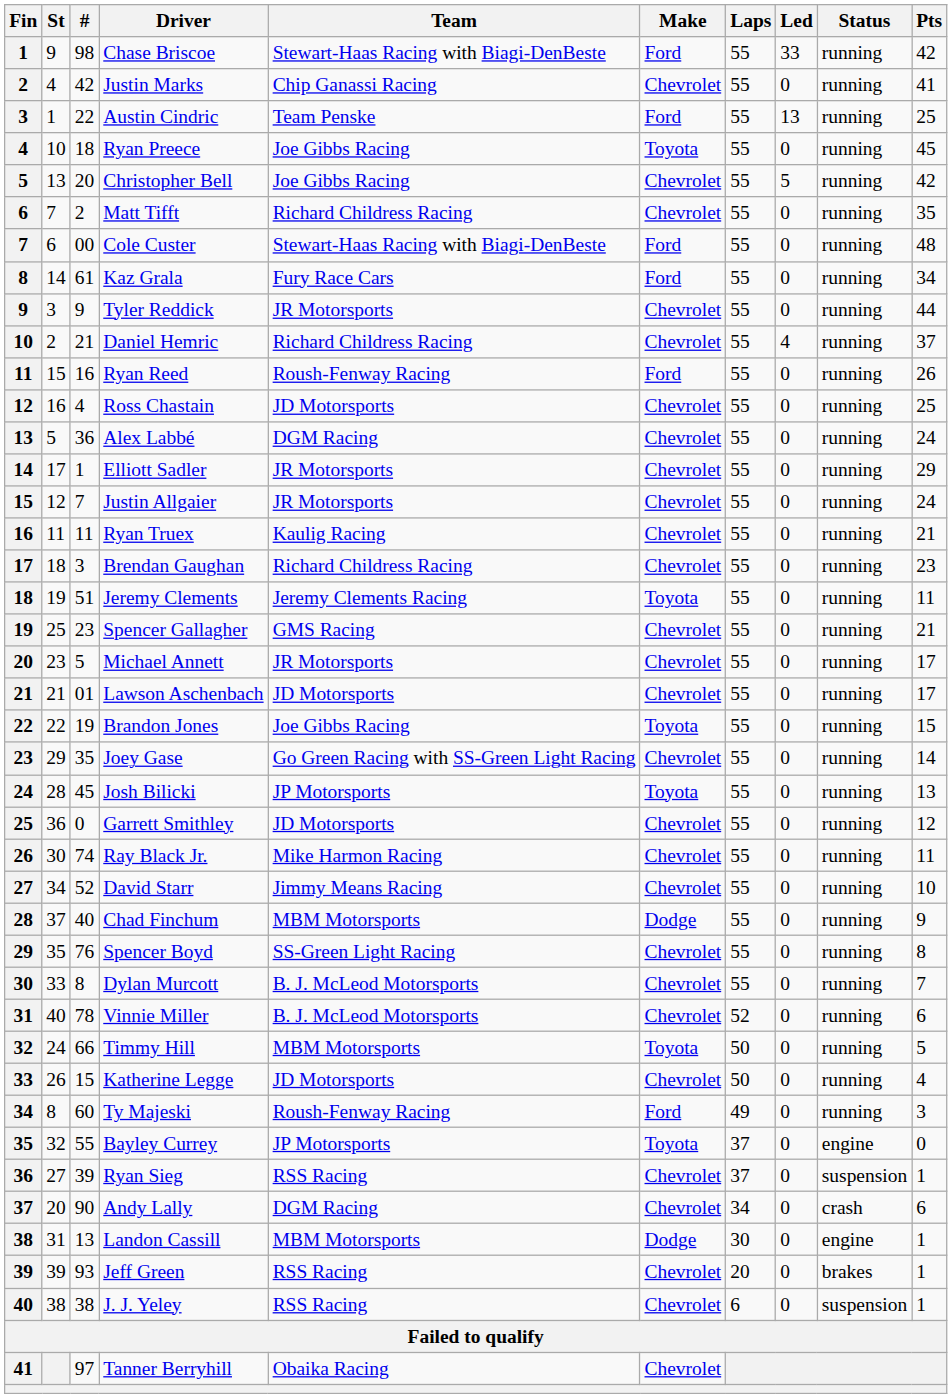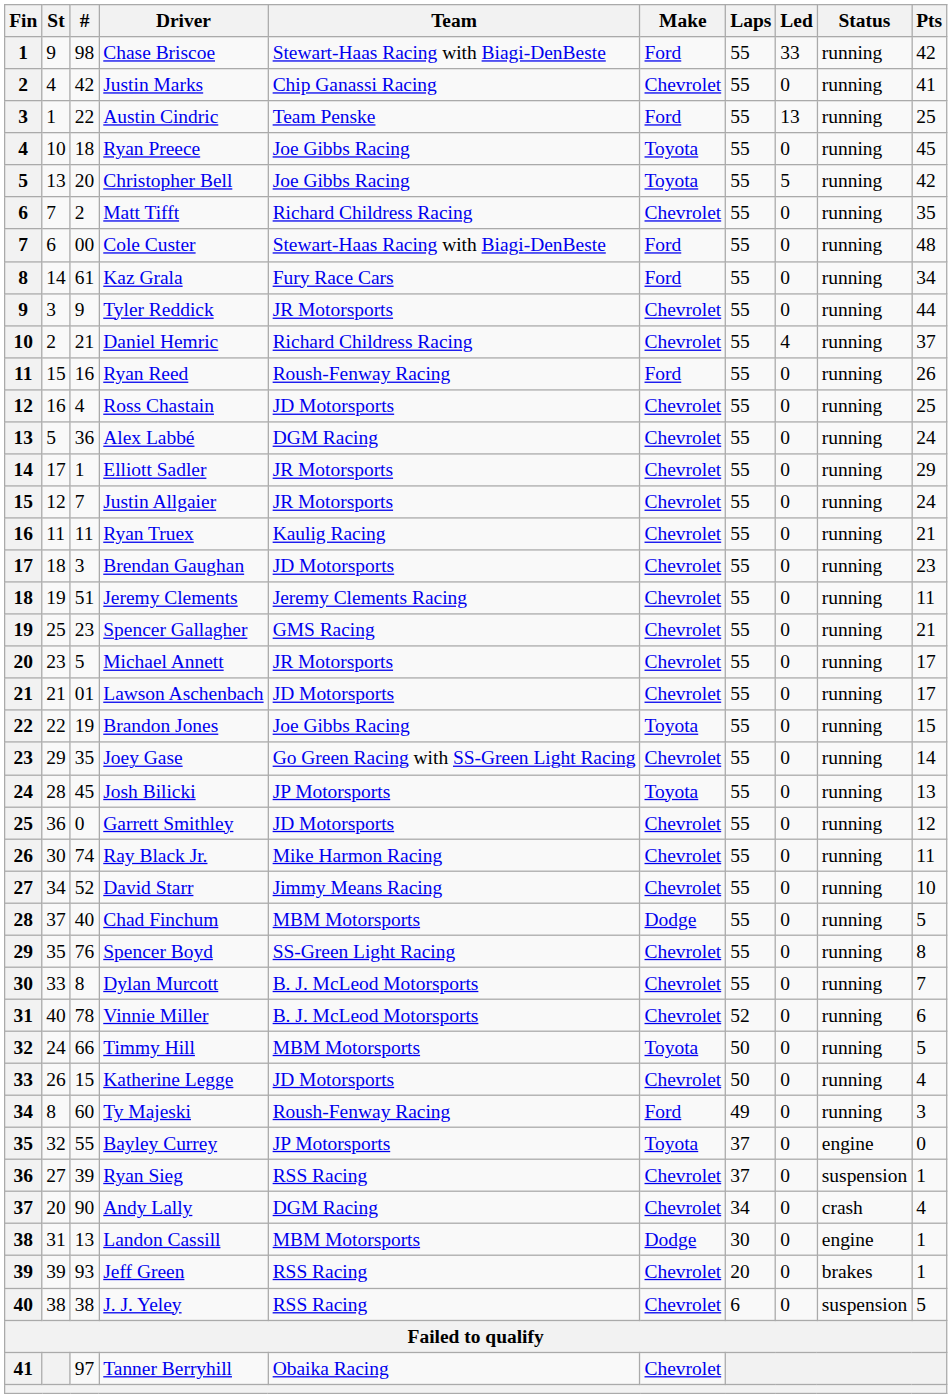(683, 181) Chevrolet -> (671, 181) Toyota
(373, 566) Richard Childress Racing -> (333, 566) JD Motorsports
(671, 598) Toyota -> (683, 598) Chevrolet
(921, 918) 9 -> (921, 918) 5
(921, 1207) 6 -> (921, 1207) 4
(921, 1303) 1 -> (921, 1303) 5
